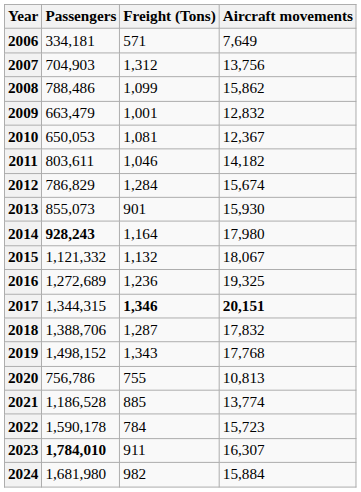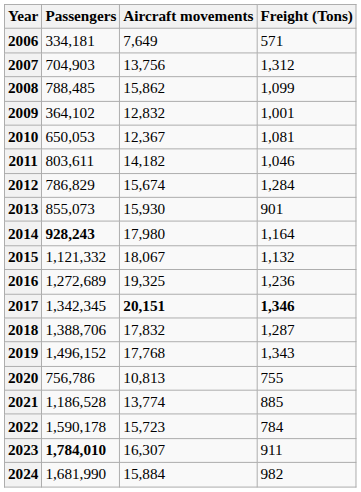columns swapped: (170, 16) <-> (288, 16)
(70, 88) 788,486 -> (70, 88) 788,485
(70, 112) 663,479 -> (70, 112) 364,102
(76, 305) 1,344,315 -> (76, 305) 1,342,345
(76, 354) 1,498,152 -> (76, 354) 1,496,152
(76, 474) 1,681,980 -> (76, 474) 1,681,990
